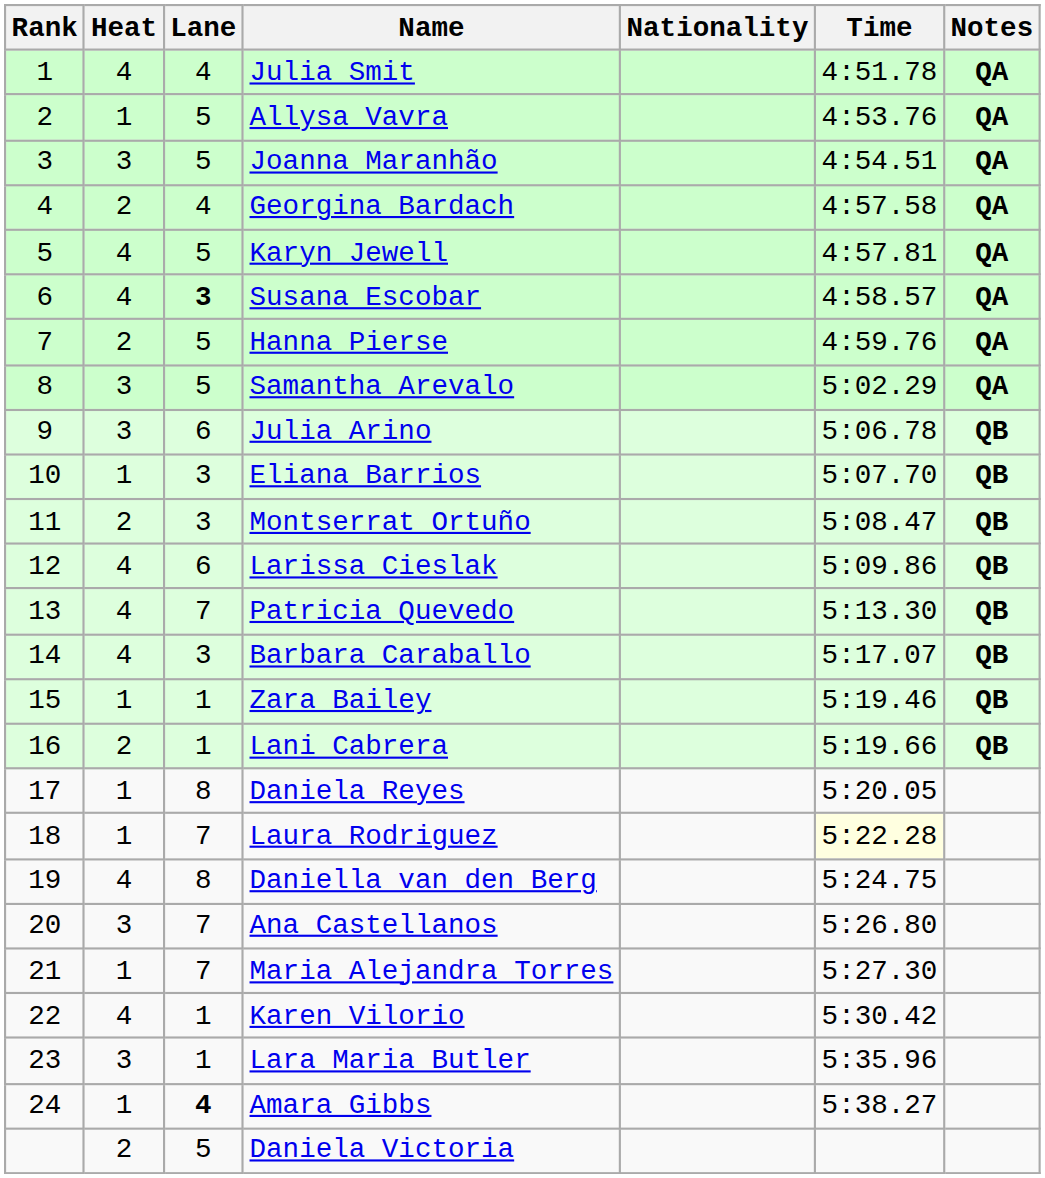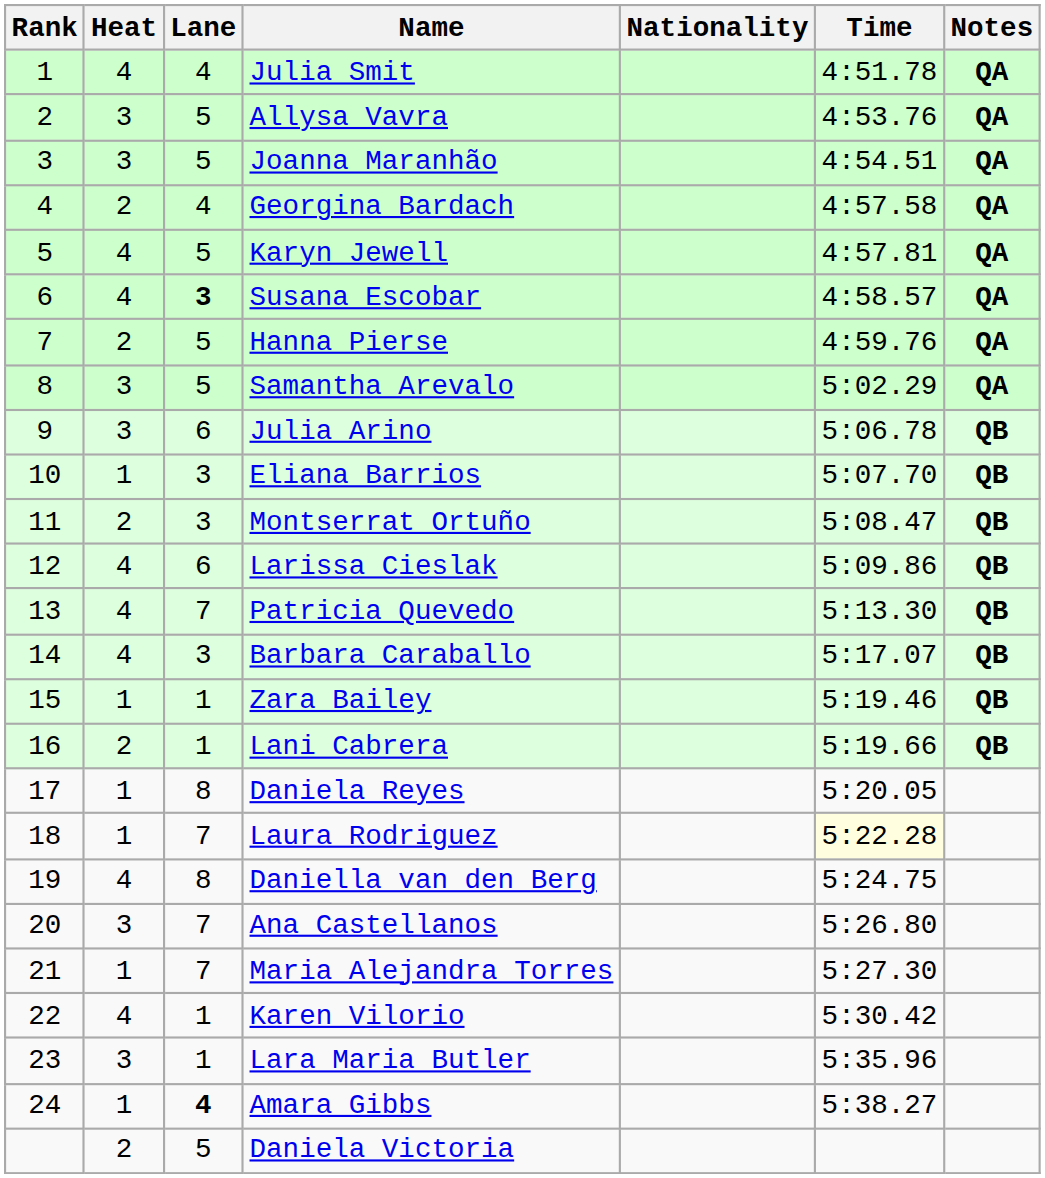(124, 117) 1 -> (124, 117) 3
